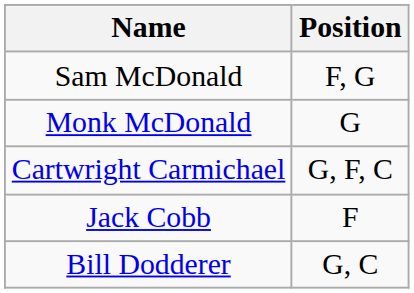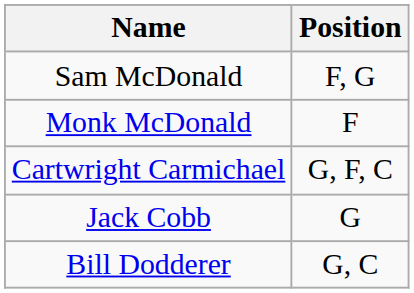(350, 122) G -> (350, 122) F
(350, 216) F -> (350, 216) G
